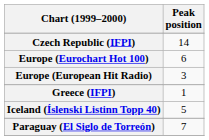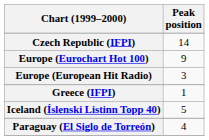(184, 59) 6 -> (184, 59) 9
(184, 127) 7 -> (184, 127) 4
